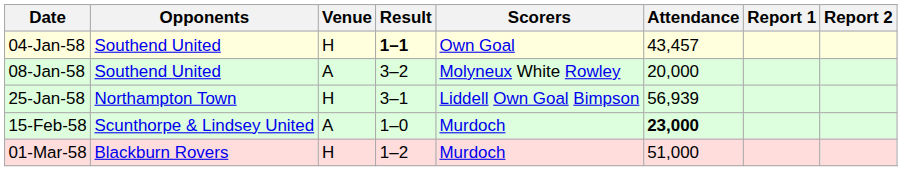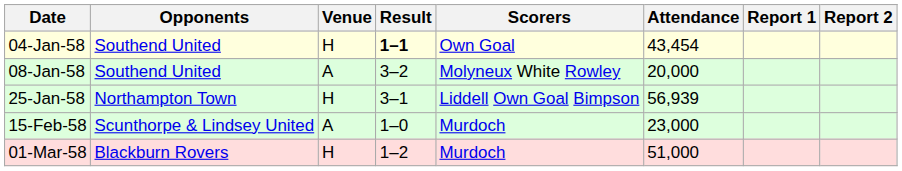(673, 44) 43,457 -> (673, 44) 43,454
(673, 125) bold -> (673, 125) normal
